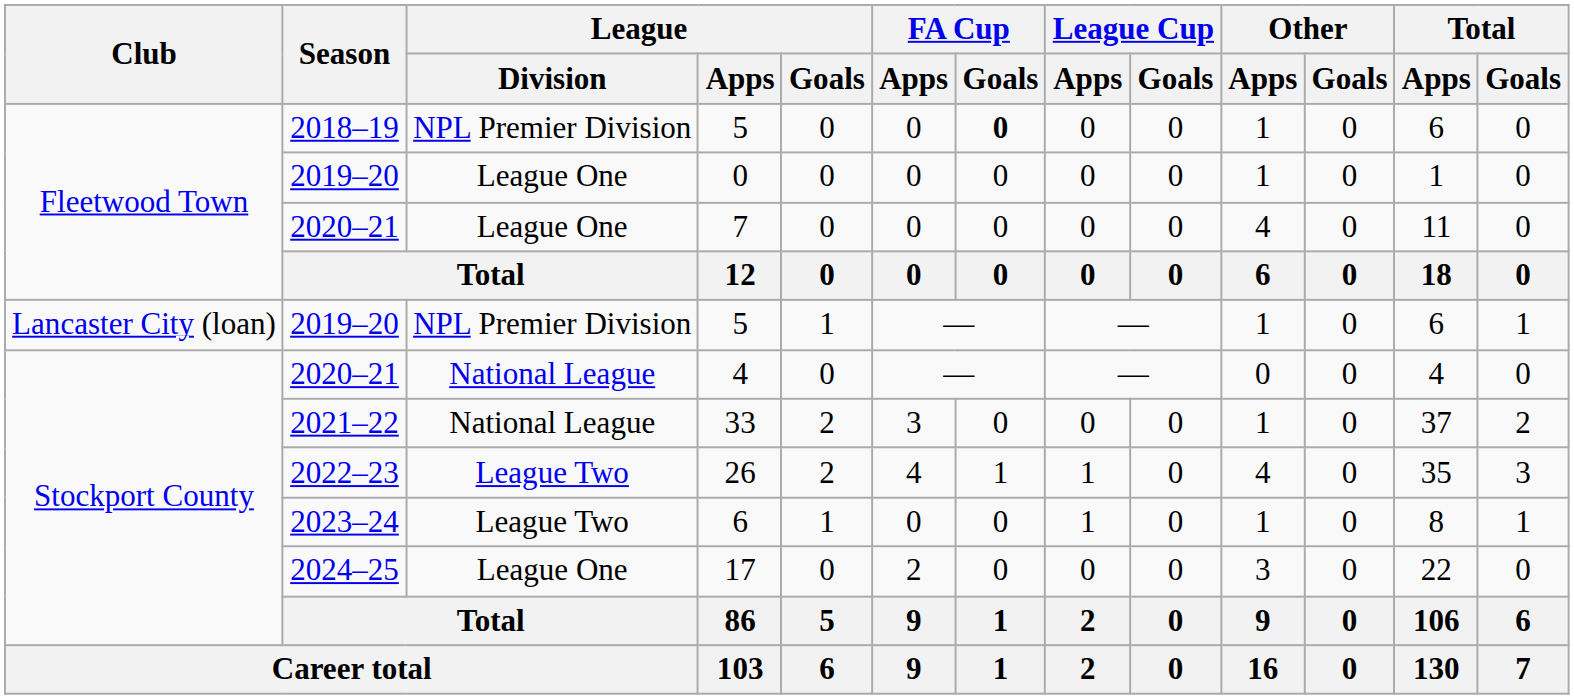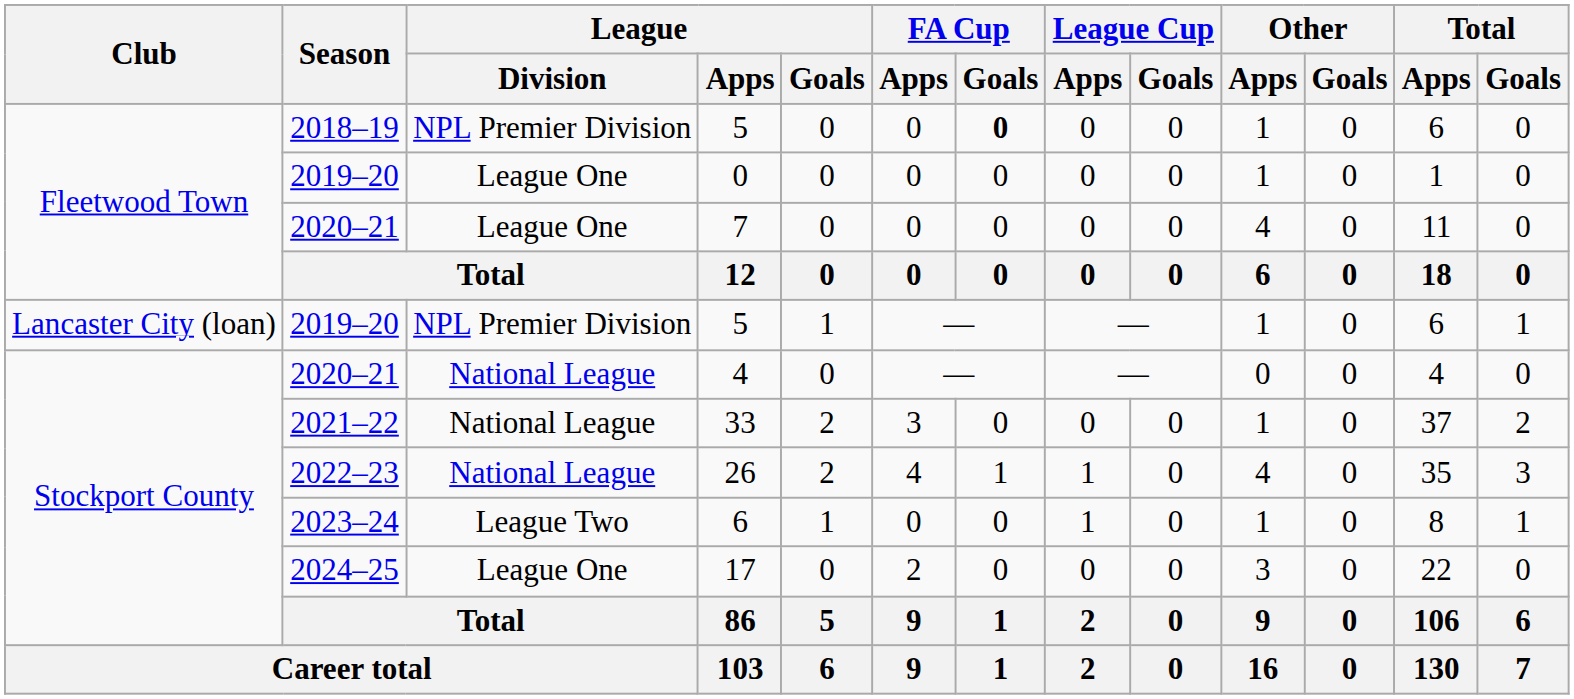(552, 472) League Two -> (552, 472) National League
